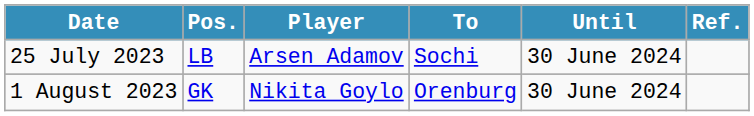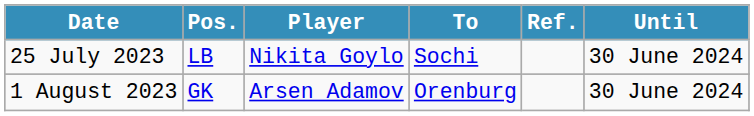columns swapped: (604, 22) <-> (718, 22)
(326, 57) Arsen Adamov -> (326, 57) Nikita Goylo
(326, 92) Nikita Goylo -> (326, 92) Arsen Adamov
